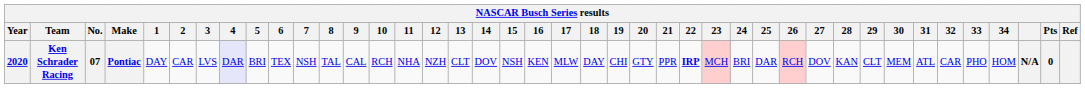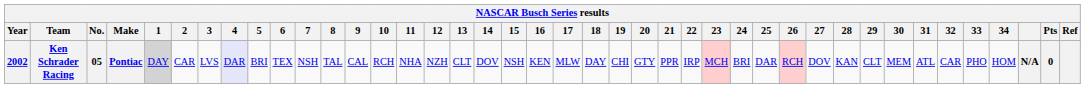(17, 62) 2020 -> (17, 62) 2002
(95, 62) 07 -> (97, 62) 05
(157, 62) no background -> (158, 62) lightgrey background
(691, 62) bold -> (692, 62) normal
